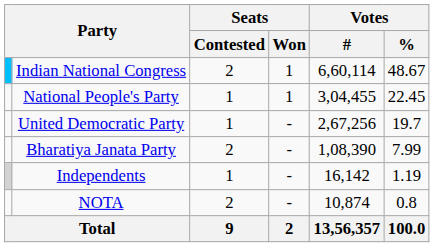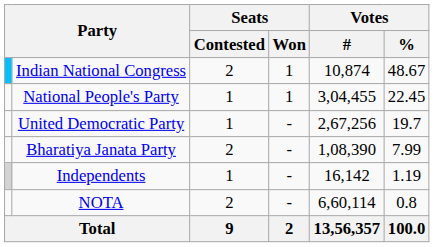(347, 70) 6,60,114 -> (347, 70) 10,874
(347, 202) 10,874 -> (347, 202) 6,60,114
